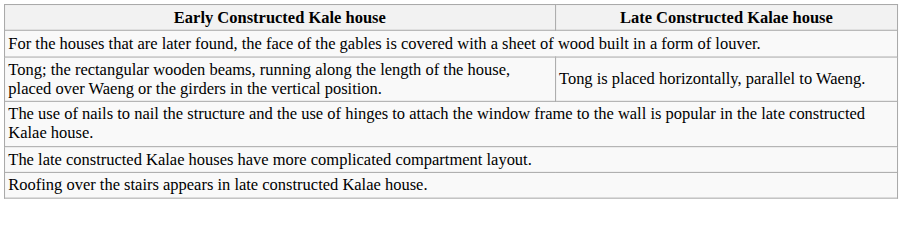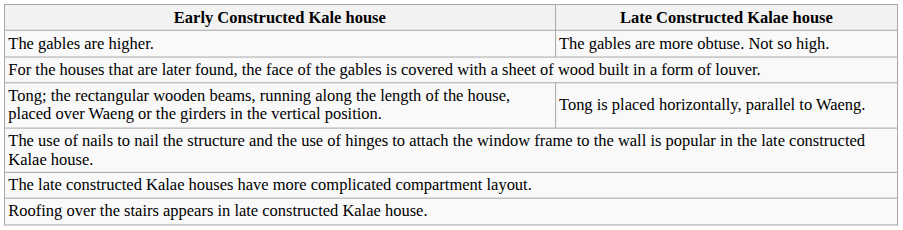+ row: (81, 43)
